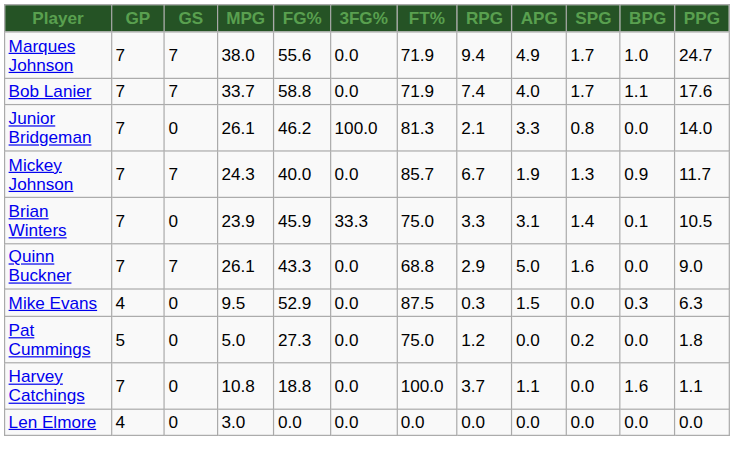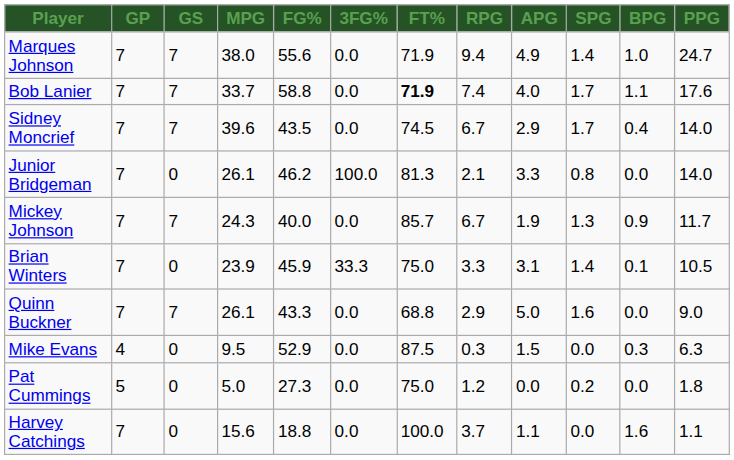(582, 55) 1.7 -> (582, 55) 1.4
(417, 92) normal -> (417, 92) bold
+ row: (41, 128)
(238, 386) 10.8 -> (238, 432) 15.6
- row: (52, 423)
